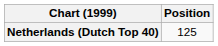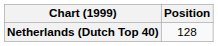(187, 32) 125 -> (187, 32) 128
